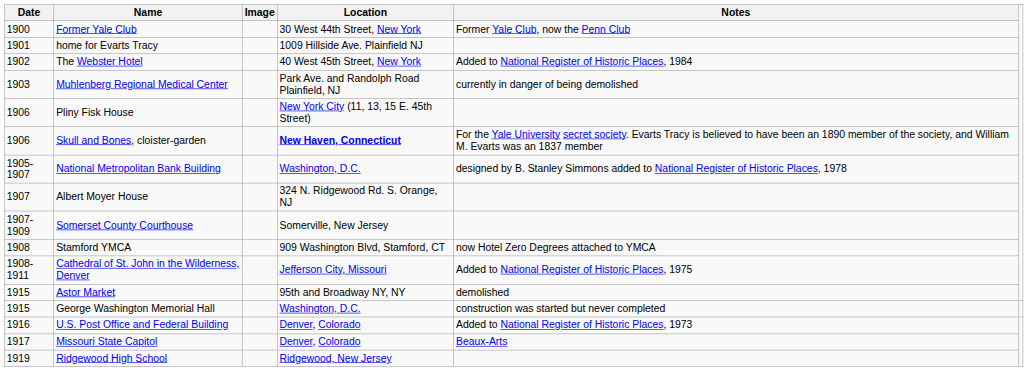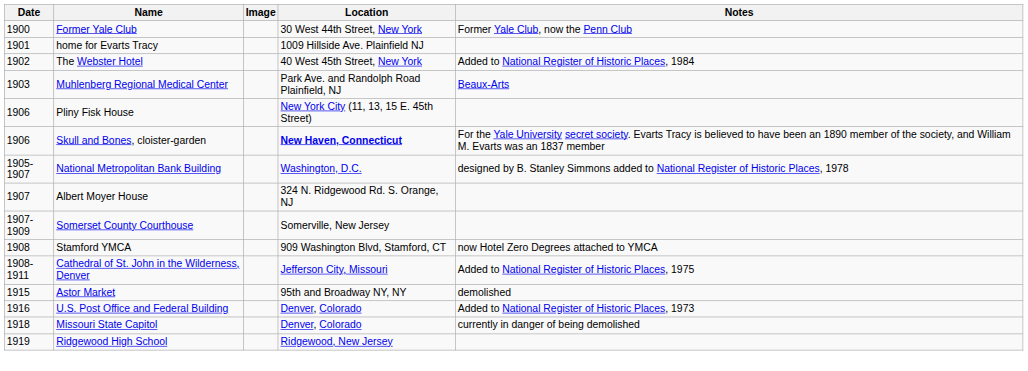(547, 84) currently in danger of being demolished -> (484, 84) Beaux-Arts
- row: (135, 309)
(18, 342) 1917 -> (18, 325) 1918
(482, 342) Beaux-Arts -> (549, 325) currently in danger of being demolished
